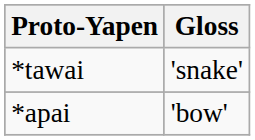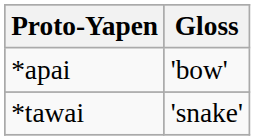rows swapped: (41, 112) <-> (48, 69)
